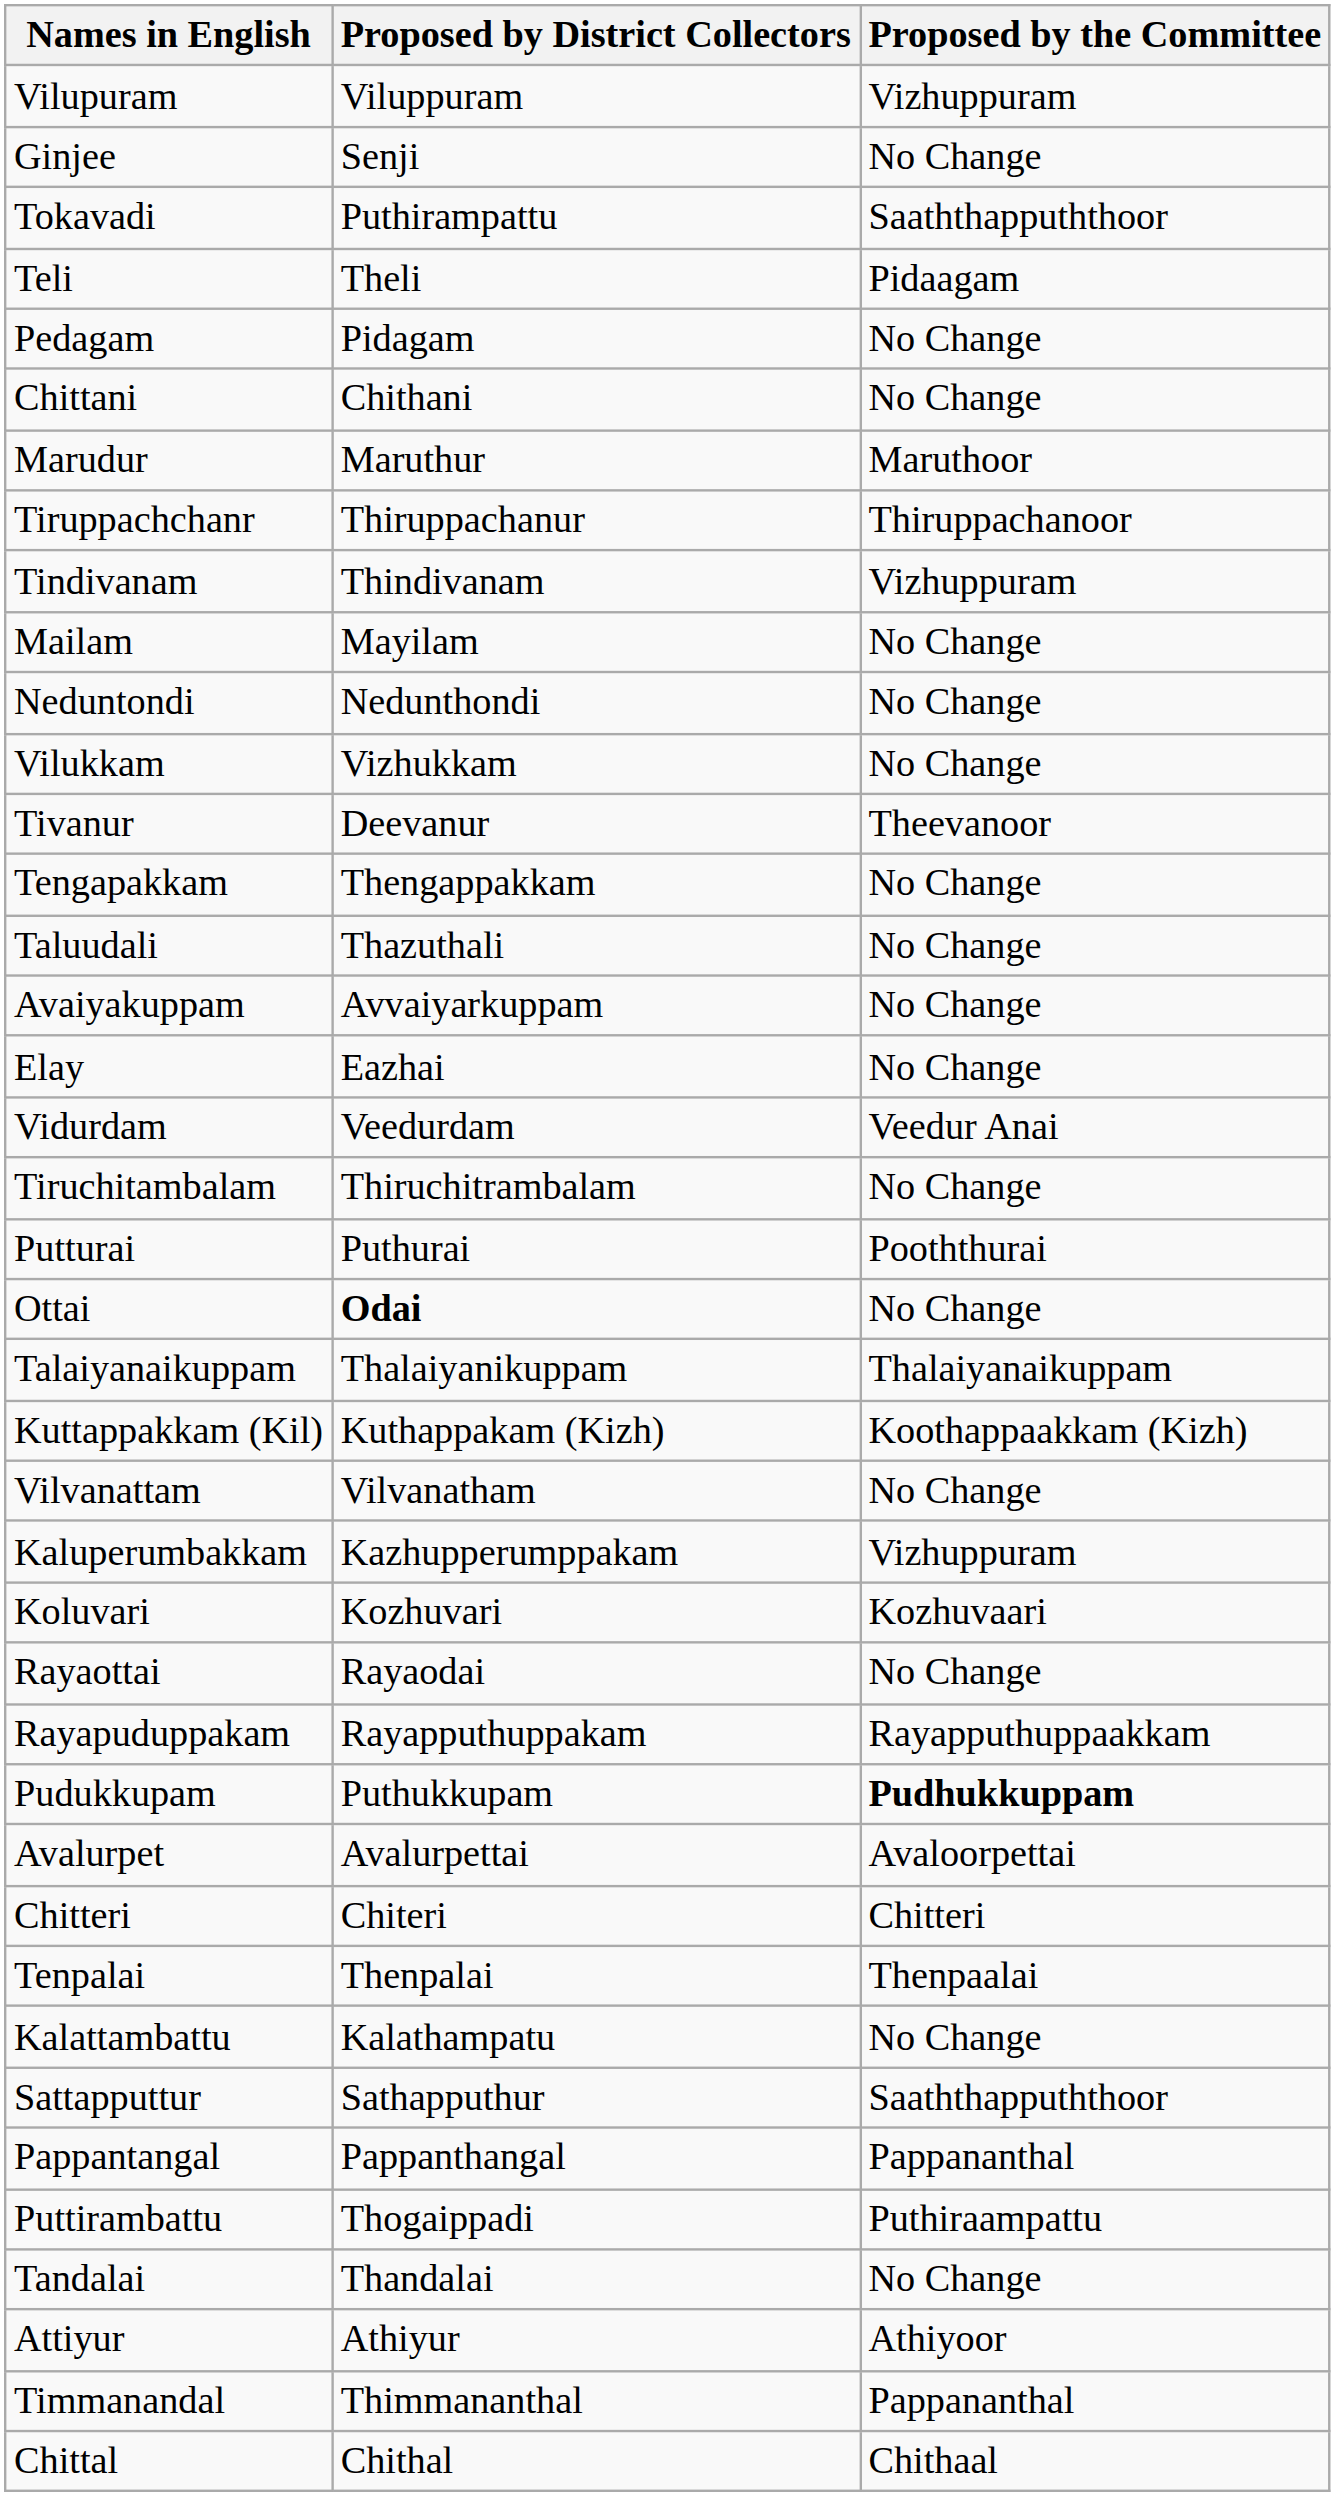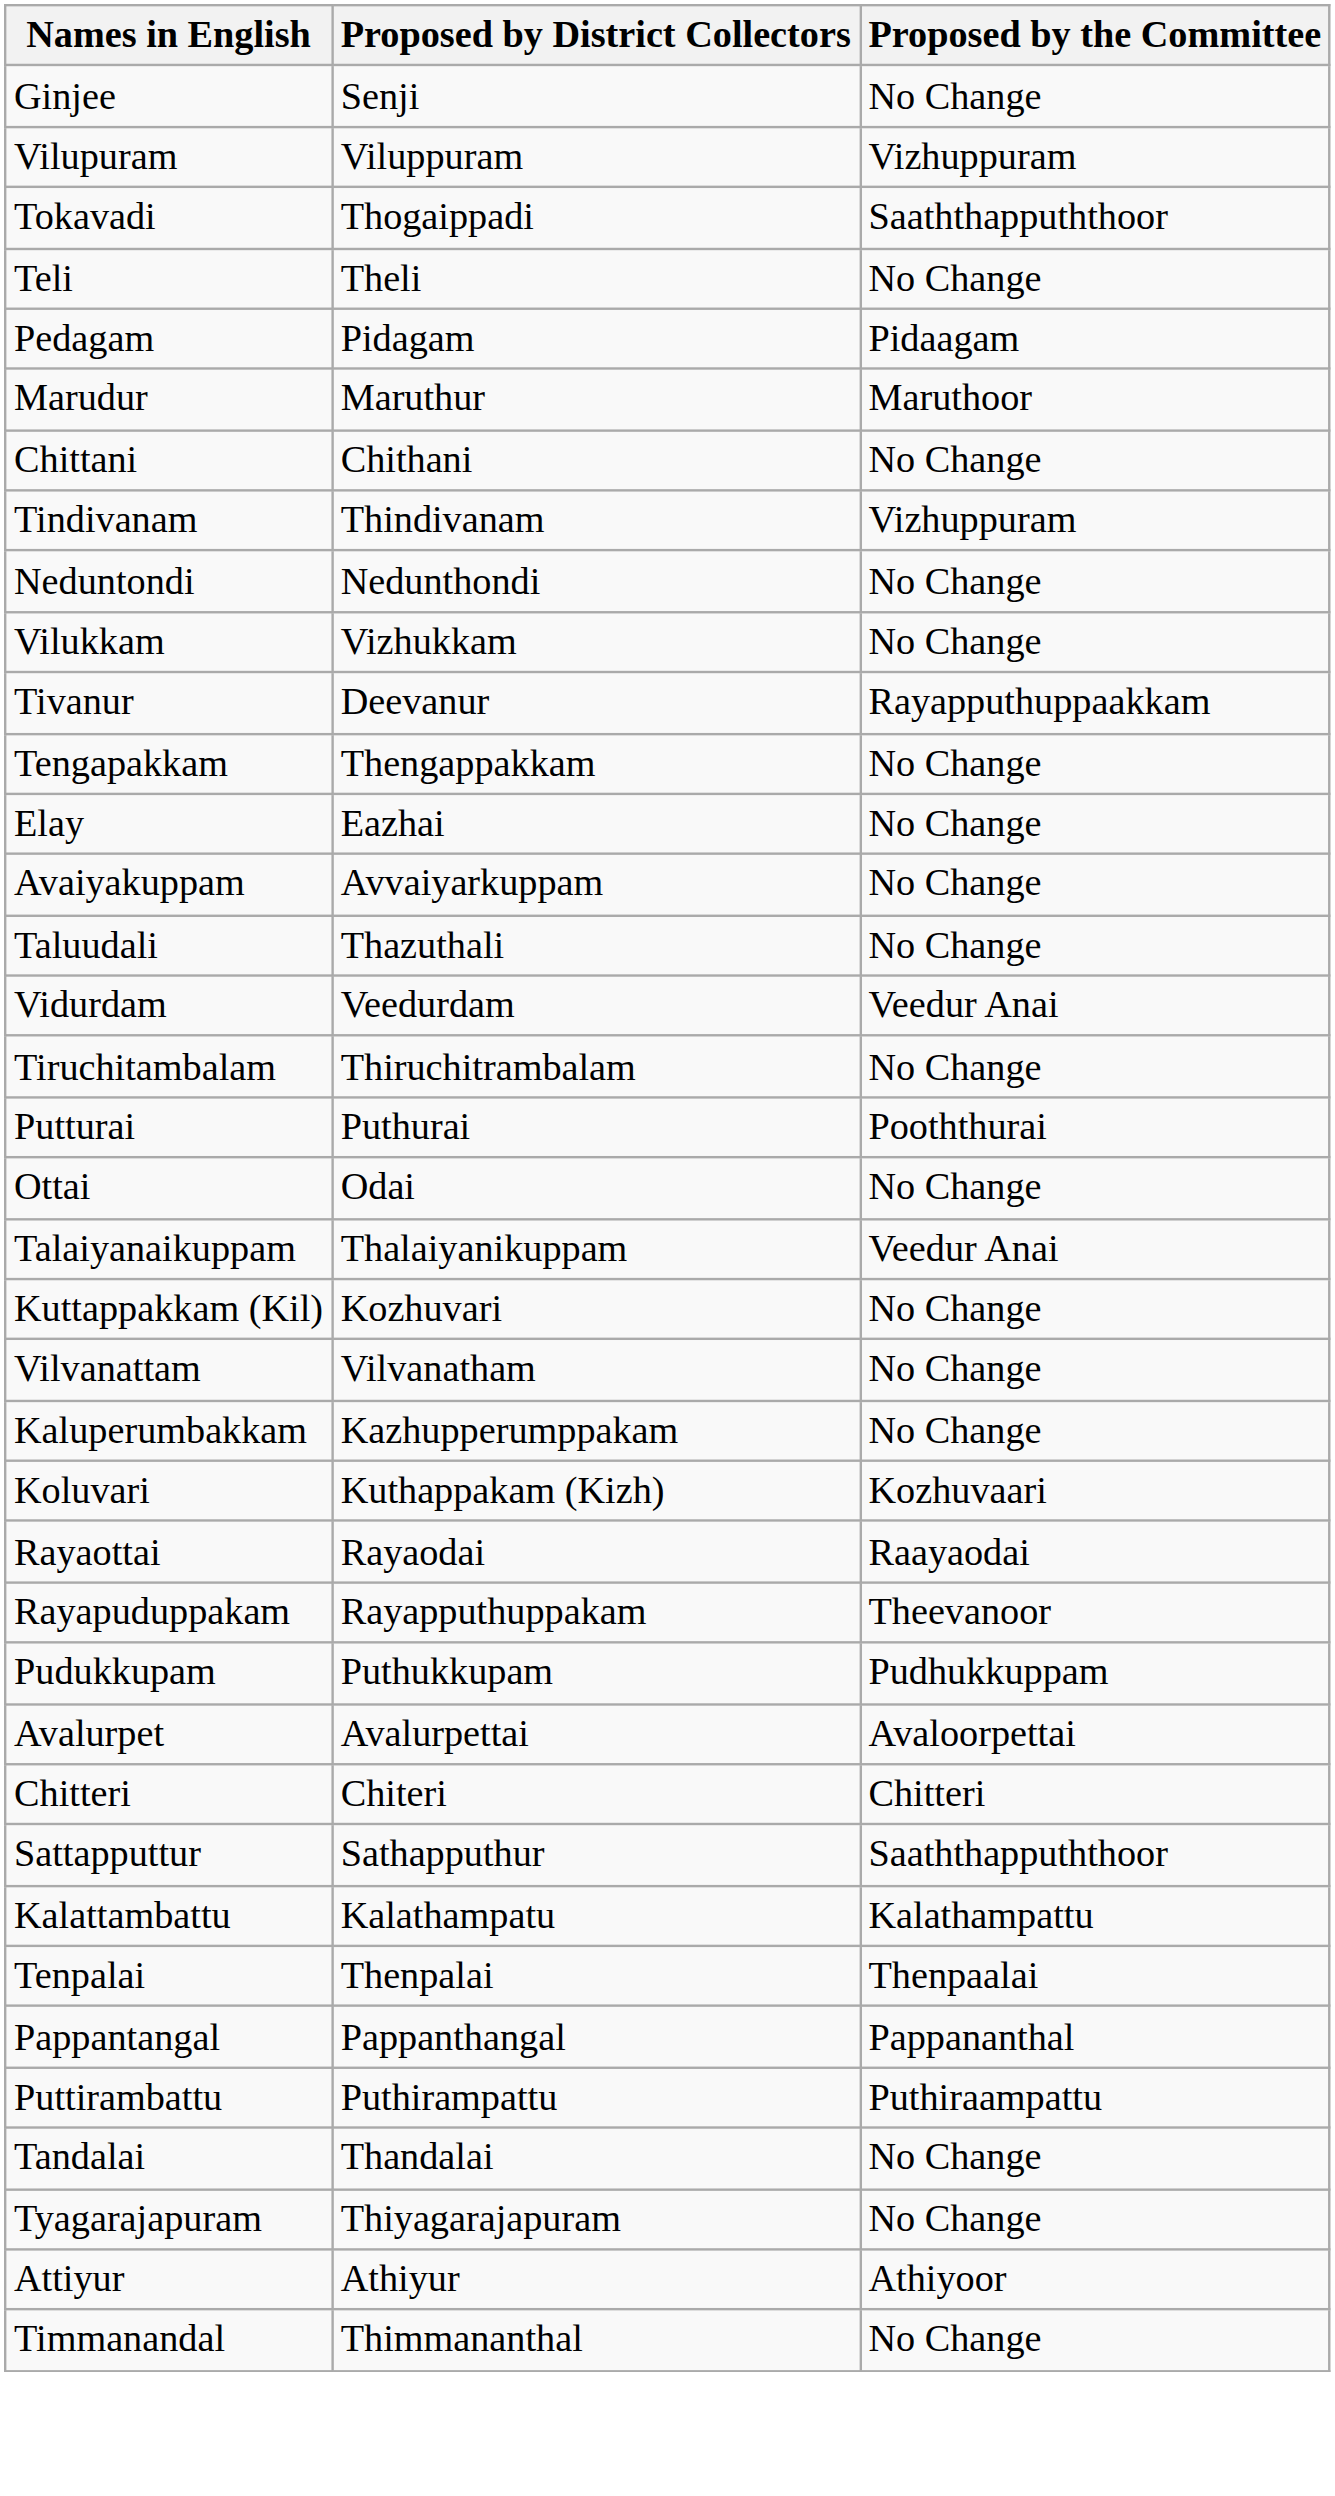rows swapped: (96, 95) <-> (65, 156)
(449, 216) Puthirampattu -> (437, 216) Thogaippadi
(944, 277) Pidaagam -> (955, 277) No Change
(955, 338) No Change -> (944, 338) Pidaagam
rows swapped: (76, 398) <-> (81, 459)
- row: (134, 519)
- row: (73, 641)
(960, 823) Theevanoor -> (1039, 701) Rayapputhuppaakkam
rows swapped: (49, 1065) <-> (86, 944)
(381, 1308) bold -> (378, 1187) normal
(1020, 1369) Thalaiyanaikuppam -> (963, 1247) Veedur Anai
(503, 1429) Kuthappakam (Kizh) -> (421, 1308) Kozhuvari
(1058, 1429) Koothappaakkam (Kizh) -> (955, 1308) No Change
(972, 1550) Vizhuppuram -> (955, 1429) No Change
(421, 1611) Kozhuvari -> (503, 1490) Kuthappakam (Kizh)
(955, 1672) No Change -> (949, 1550) Raayaodai
(1039, 1732) Rayapputhuppaakkam -> (960, 1611) Theevanoor
(1001, 1793) bold -> (988, 1672) normal
rows swapped: (80, 1975) <-> (107, 2096)
(955, 2036) No Change -> (981, 1914) Kalathampattu
(437, 2218) Thogaippadi -> (449, 2096) Puthirampattu
+ row: (138, 2218)
(971, 2400) Pappananthal -> (955, 2339) No Change
- row: (66, 2460)
